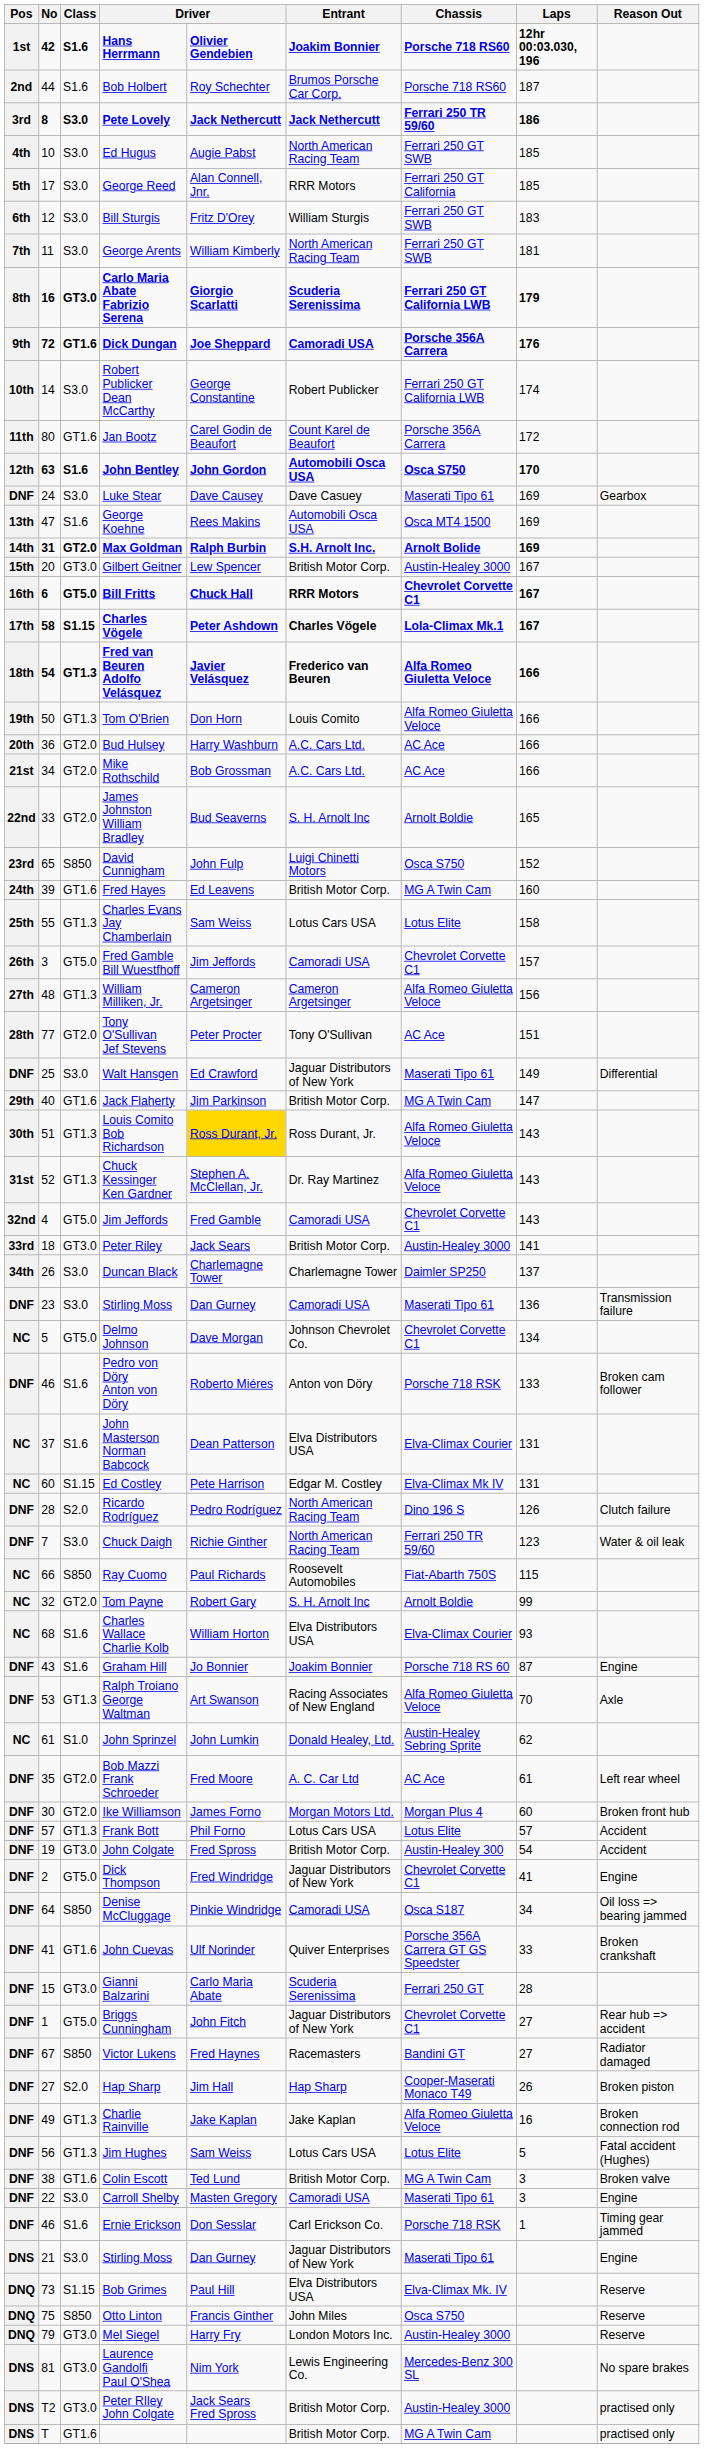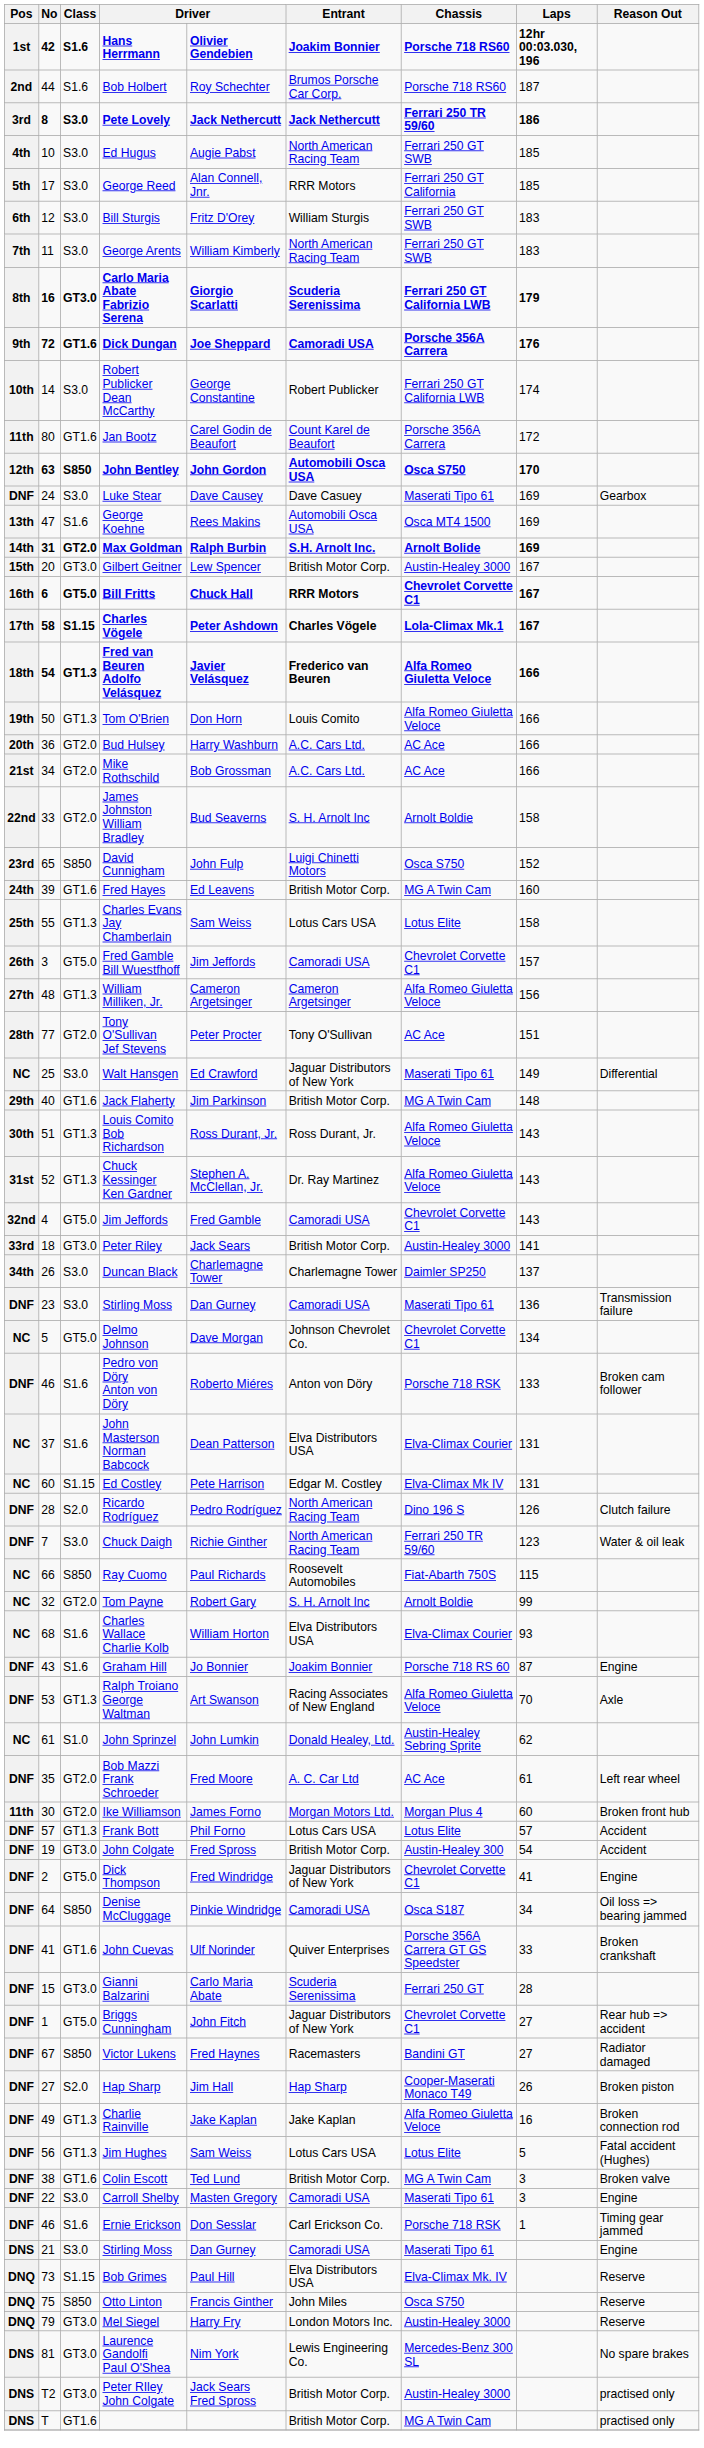(529, 251) 181 -> (529, 251) 183
(76, 470) S1.6 -> (77, 470) S850
(529, 817) 165 -> (529, 817) 158
(21, 1075) DNF -> (21, 1075) NC
(529, 1101) 147 -> (529, 1101) 148
(234, 1133) gold background -> (234, 1133) no background
(21, 1812) DNF -> (21, 1812) 11th
(340, 2257) Jaguar Distributors of New York -> (329, 2250) Camoradi USA
